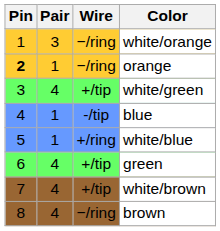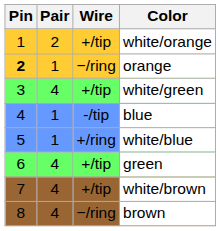(55, 41) 3 -> (55, 41) 2
(96, 41) −/ring -> (96, 41) +/tip
